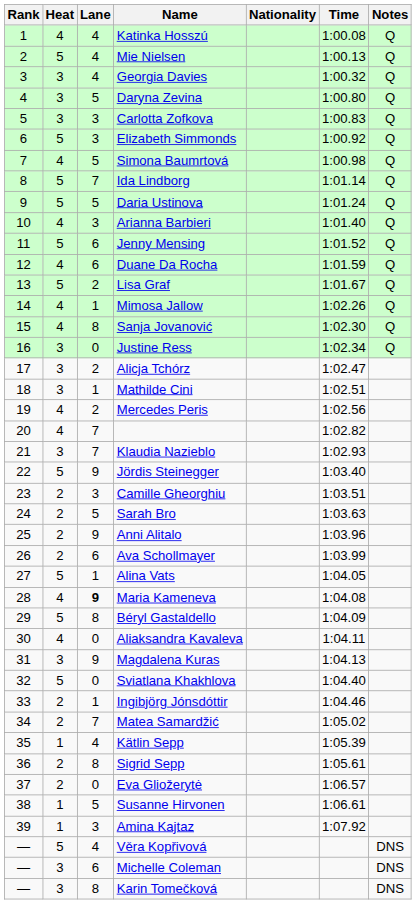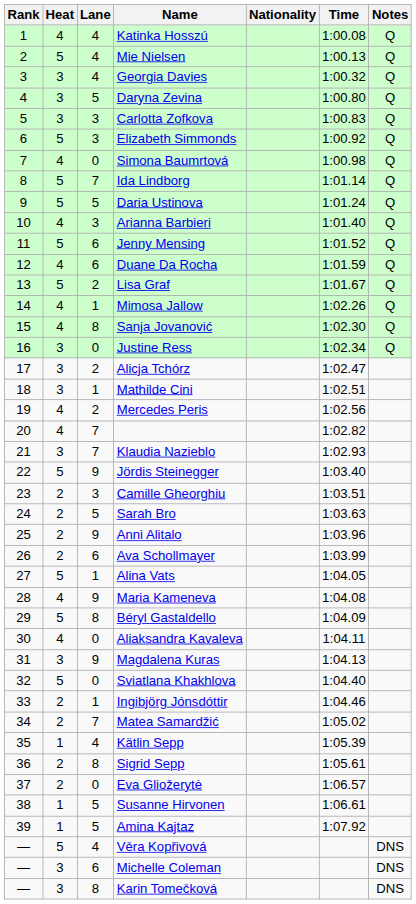(95, 160) 5 -> (95, 160) 0
(95, 597) bold -> (95, 597) normal
(95, 826) 3 -> (95, 826) 5
